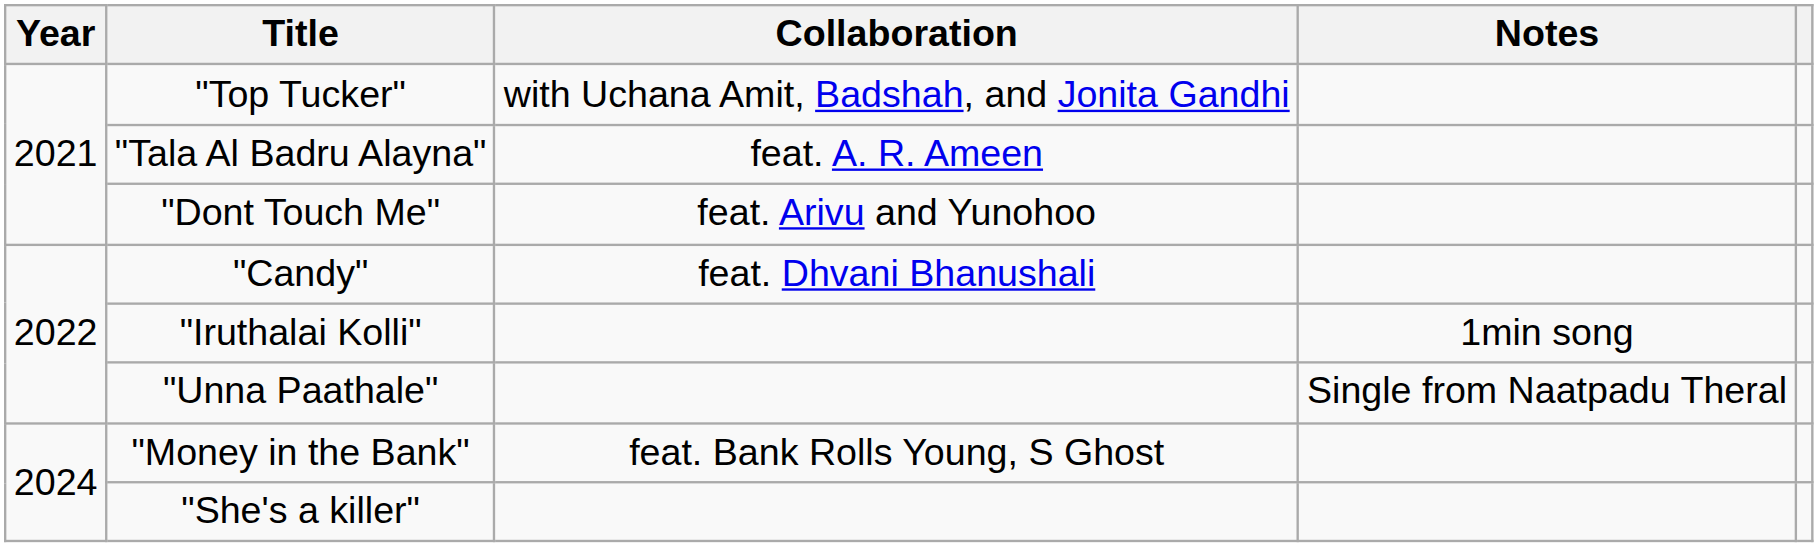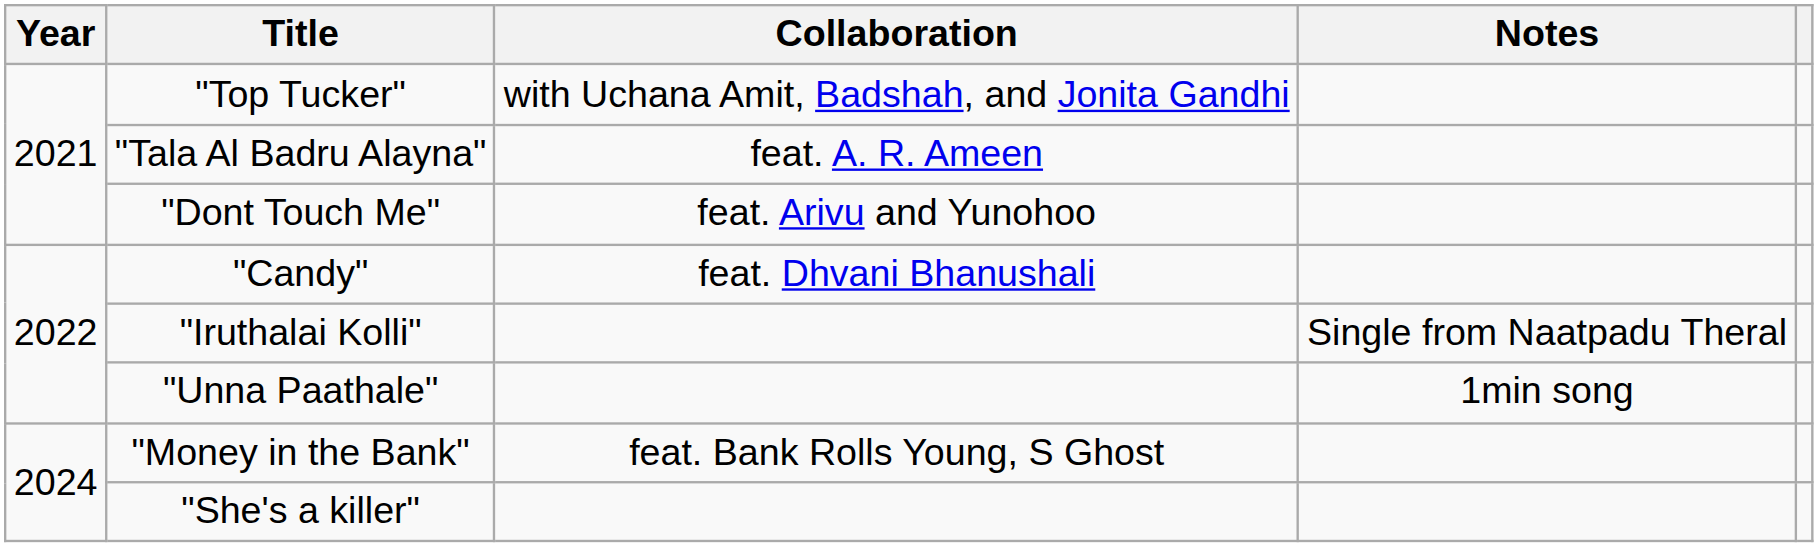(1547, 332) 1min song -> (1547, 332) Single from Naatpadu Theral
(1547, 392) Single from Naatpadu Theral -> (1547, 392) 1min song
